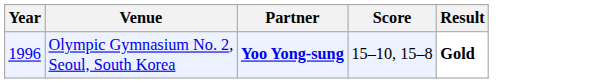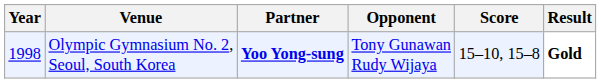+ column: (401, 18)
(25, 54) 1996 -> (25, 54) 1998
